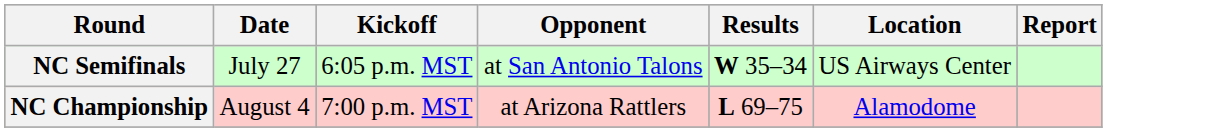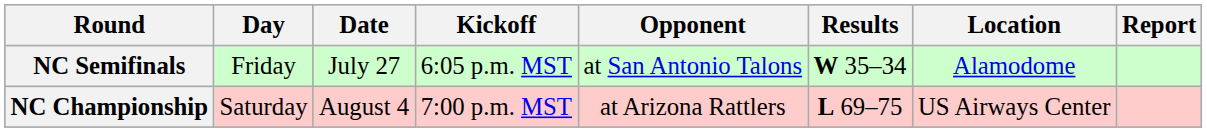+ column: (264, 25)
(915, 65) US Airways Center -> (1014, 65) Alamodome
(915, 106) Alamodome -> (1014, 106) US Airways Center
